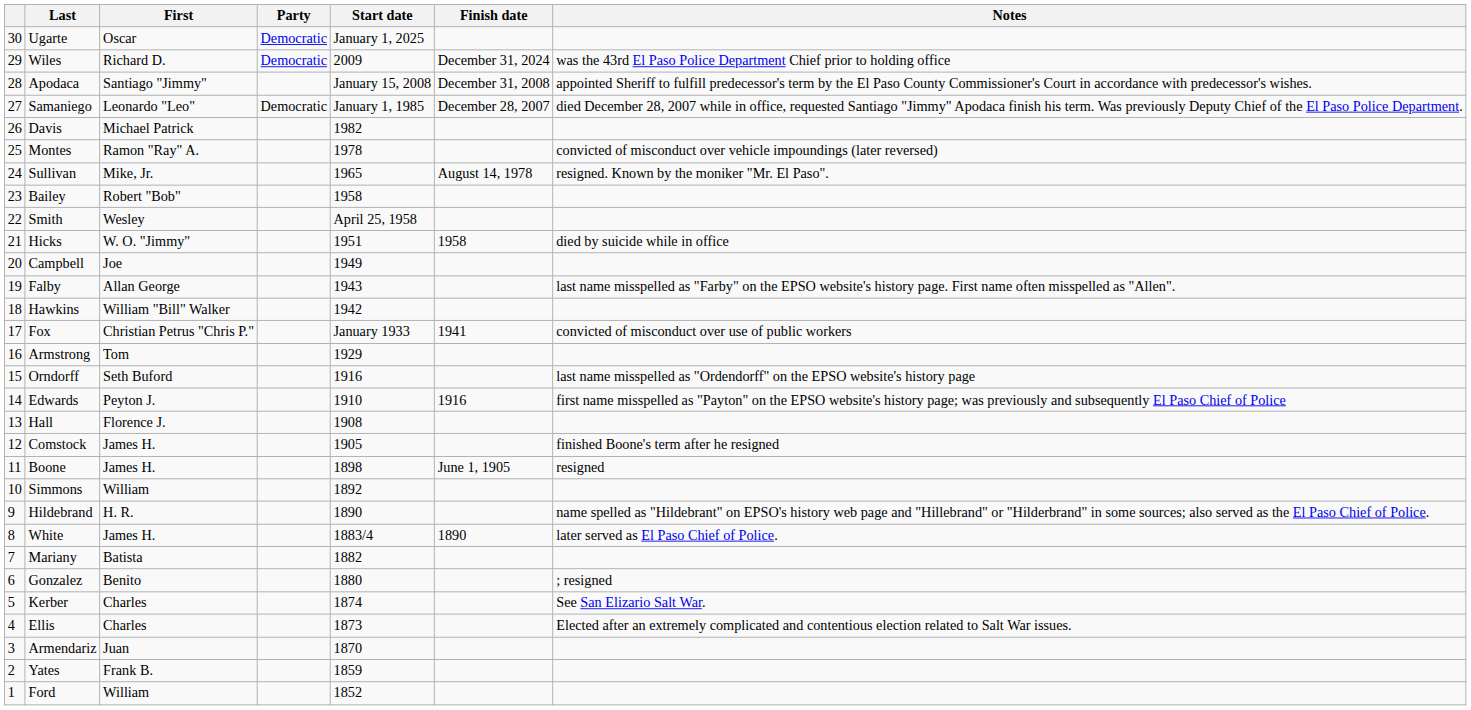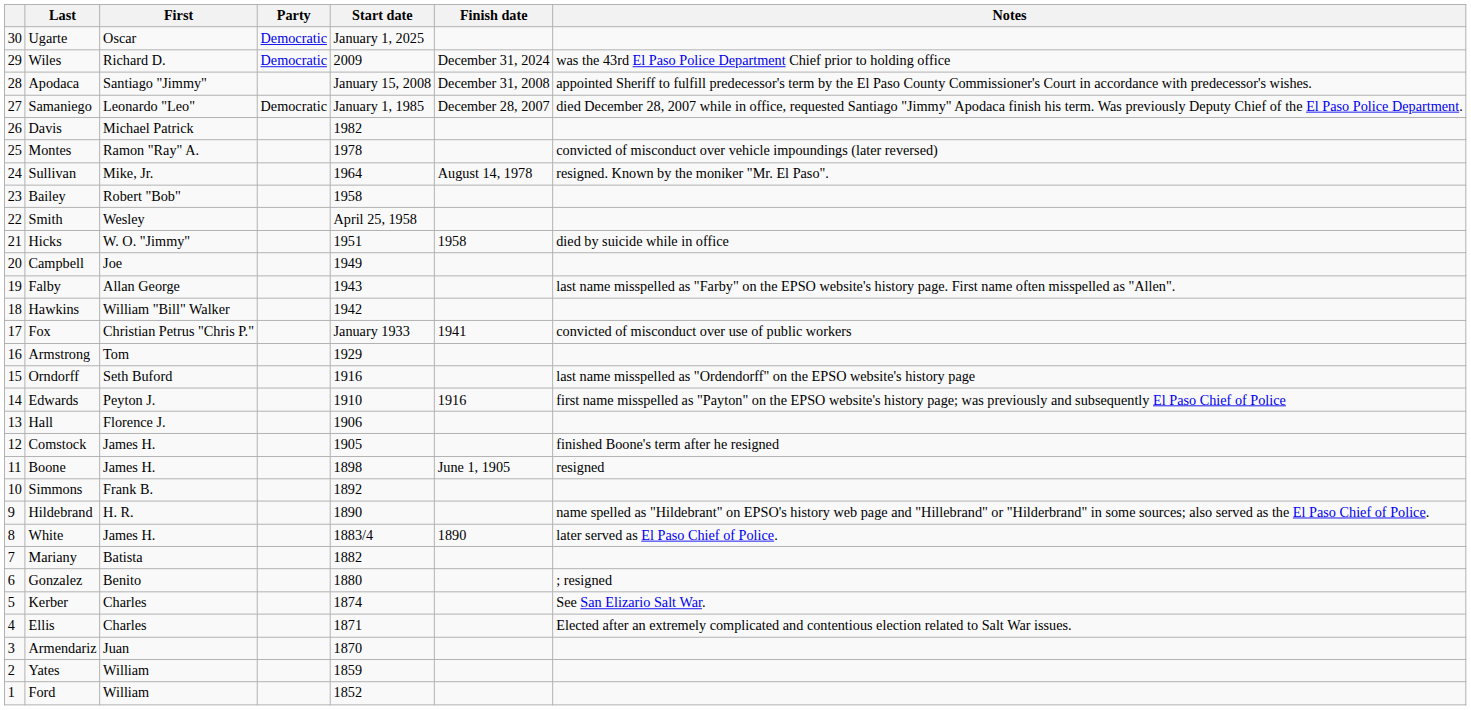(348, 173) 1965 -> (348, 173) 1964
(348, 422) 1908 -> (348, 422) 1906
(126, 490) William -> (128, 490) Frank B.
(348, 625) 1873 -> (348, 625) 1871
(128, 670) Frank B. -> (126, 670) William
